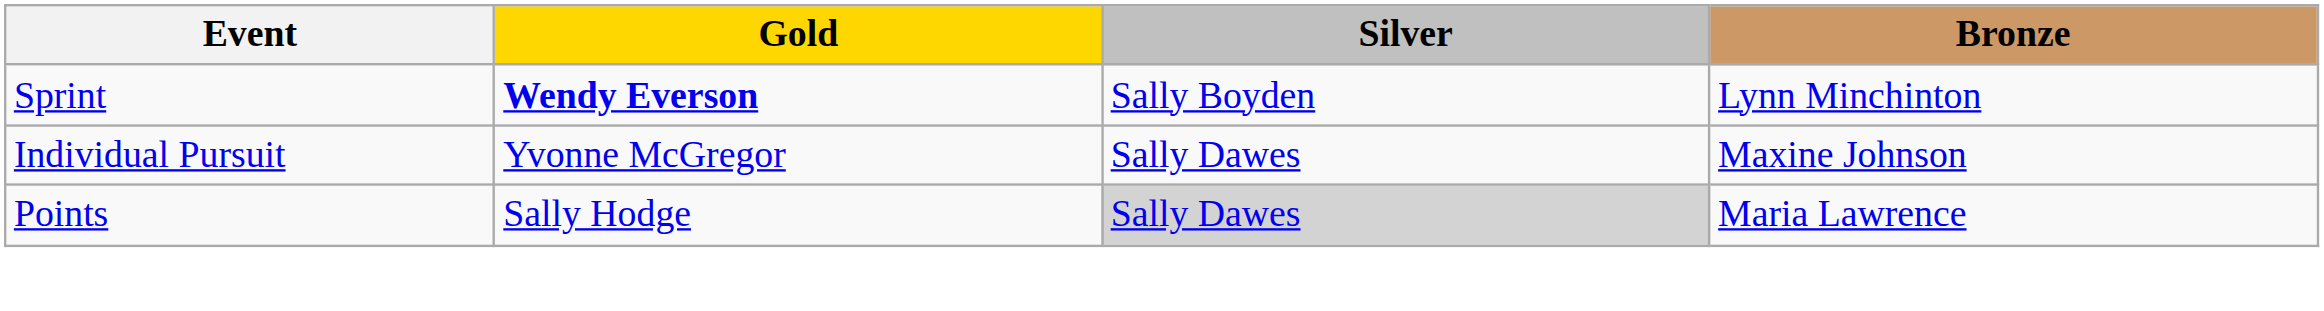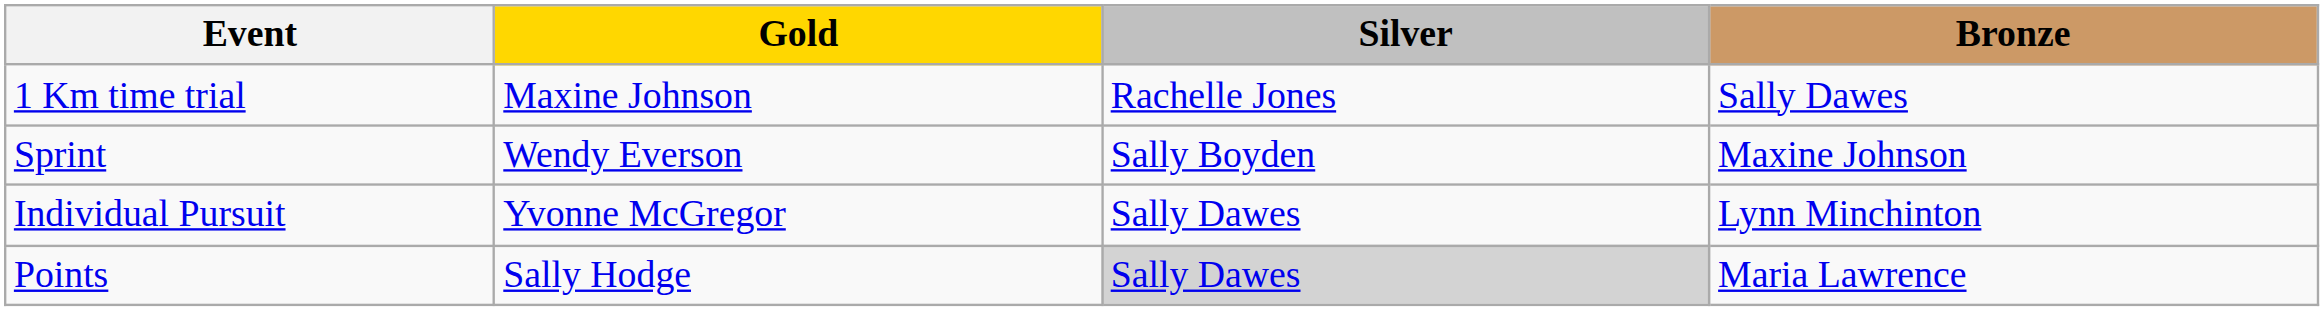+ row: (130, 94)
(631, 94) bold -> (623, 154) normal
(1850, 94) Lynn Minchinton -> (1842, 154) Maxine Johnson
(1842, 154) Maxine Johnson -> (1850, 214) Lynn Minchinton
